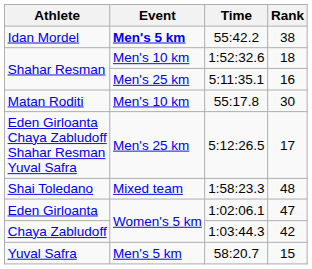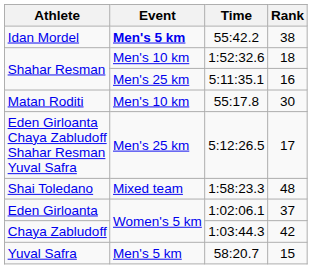(287, 210) 47 -> (287, 210) 37
